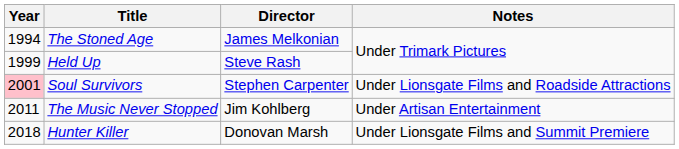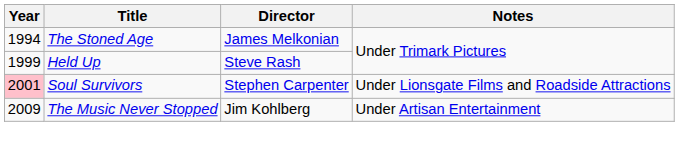(24, 109) 2011 -> (24, 109) 2009
- row: (88, 132)
